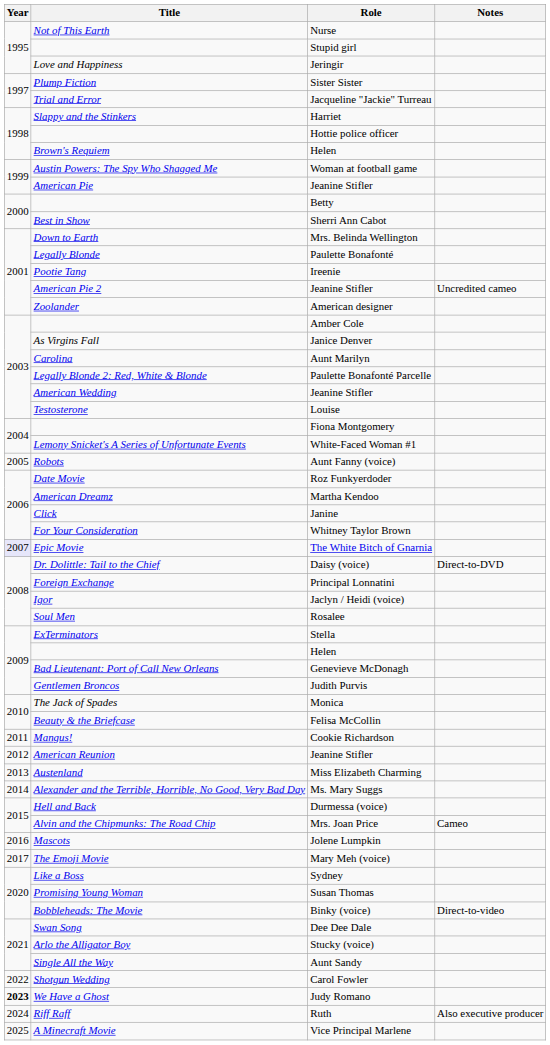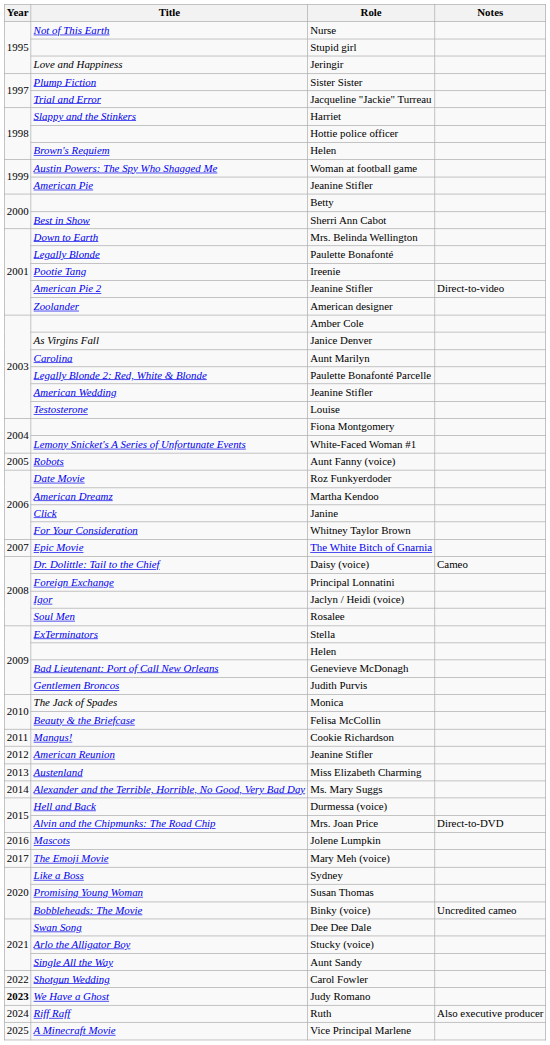(477, 289) Uncredited cameo -> (471, 289) Direct-to-video
(18, 548) lavender background -> (18, 548) no background
(470, 565) Direct-to-DVD -> (452, 565) Cameo
(452, 824) Cameo -> (470, 824) Direct-to-DVD
(471, 910) Direct-to-video -> (477, 910) Uncredited cameo
